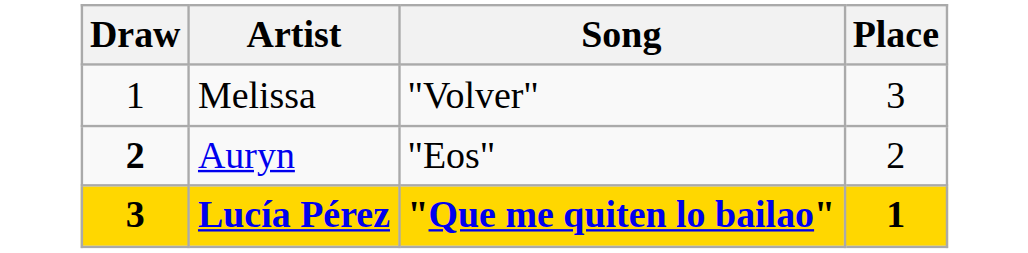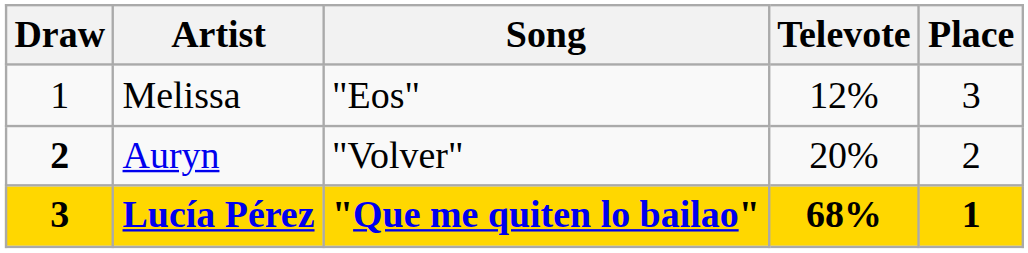+ column: (844, 34)
(473, 94) "Volver" -> (376, 94) "Eos"
(451, 154) "Eos" -> (398, 154) "Volver"
